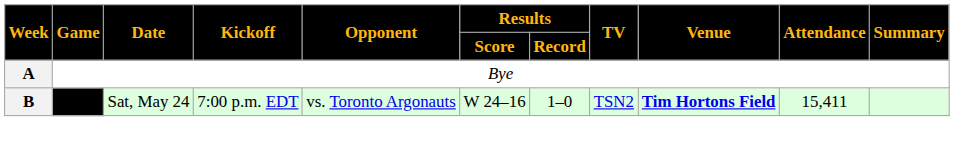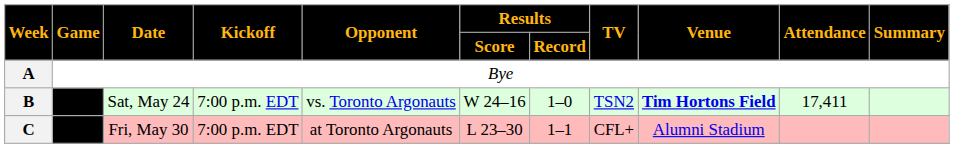(78, 102) 1 -> (78, 102) 2
(824, 102) 15,411 -> (825, 102) 17,411
+ row: (29, 129)
